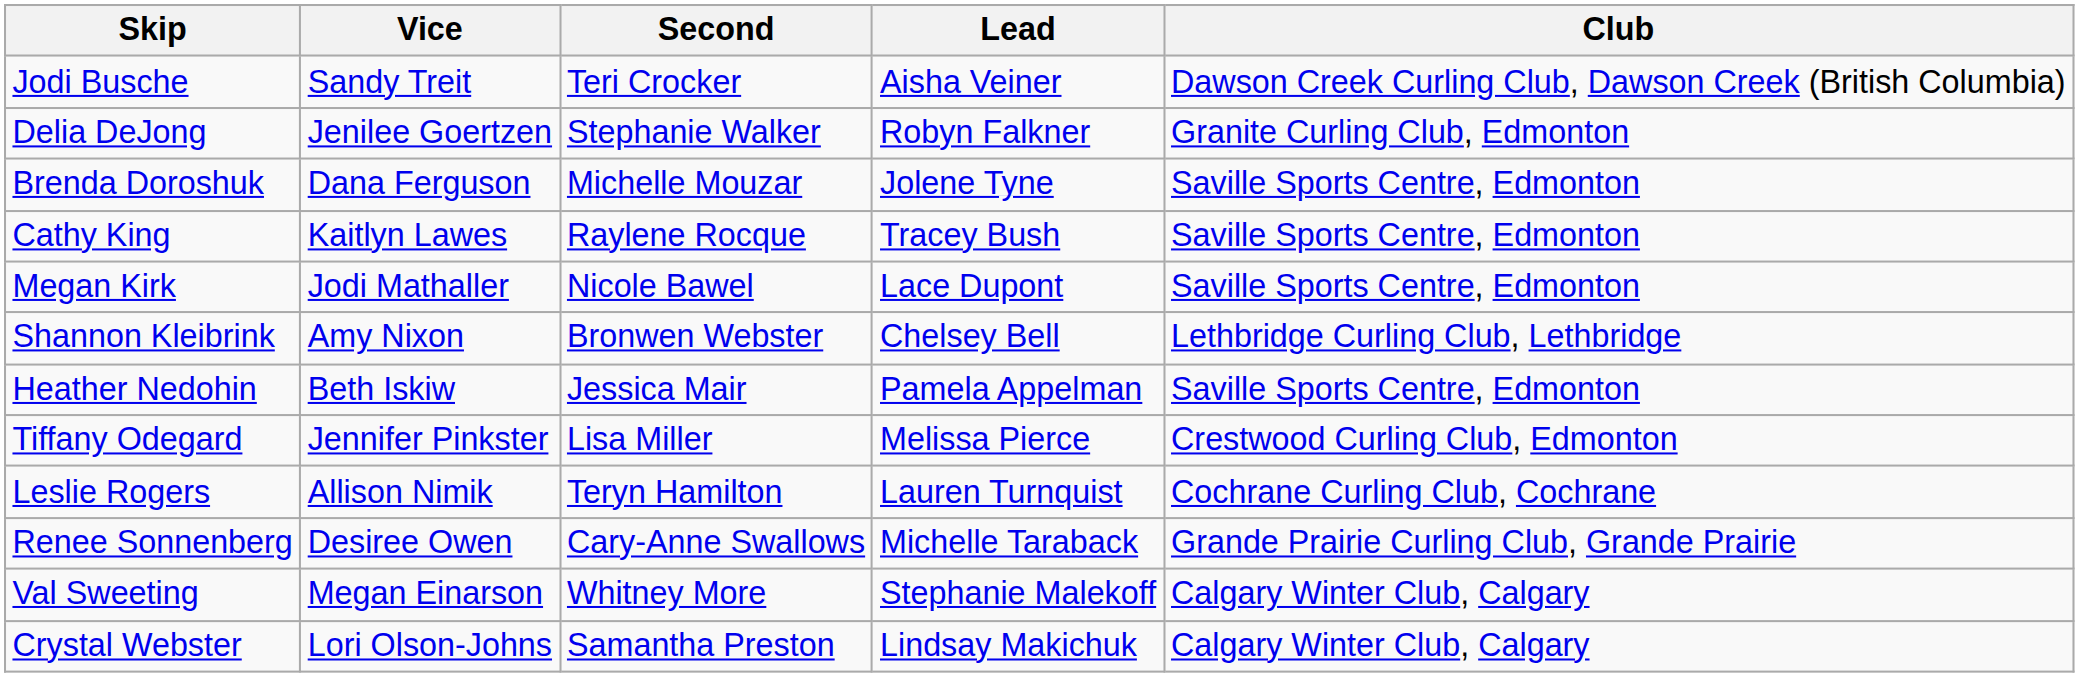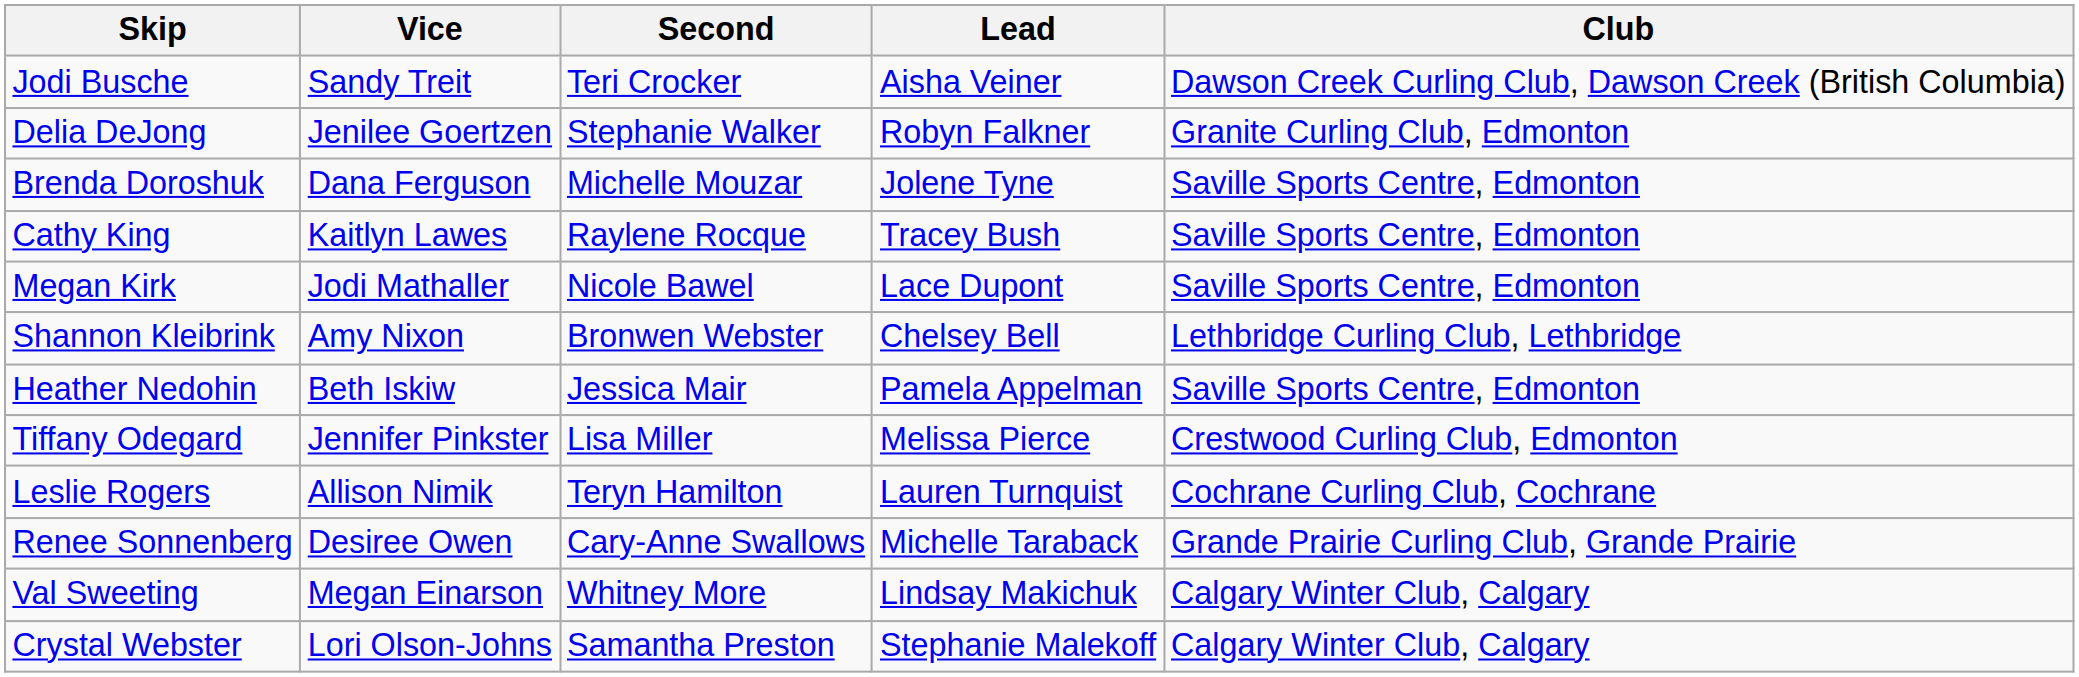(1018, 593) Stephanie Malekoff -> (1008, 593) Lindsay Makichuk
(1008, 645) Lindsay Makichuk -> (1018, 645) Stephanie Malekoff
